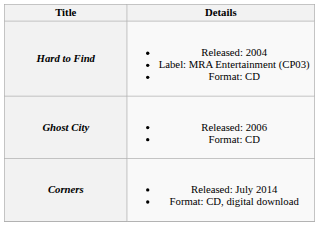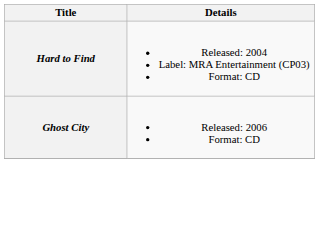- row: (66, 189)
